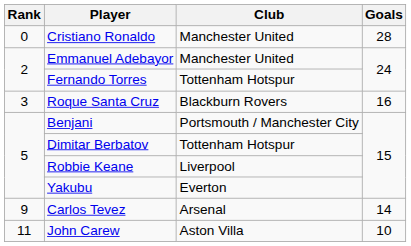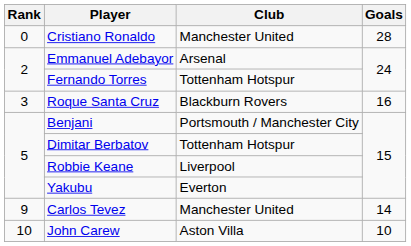(237, 58) Manchester United -> (203, 58) Arsenal
(203, 209) Arsenal -> (237, 209) Manchester United
(24, 230) 11 -> (24, 230) 10
